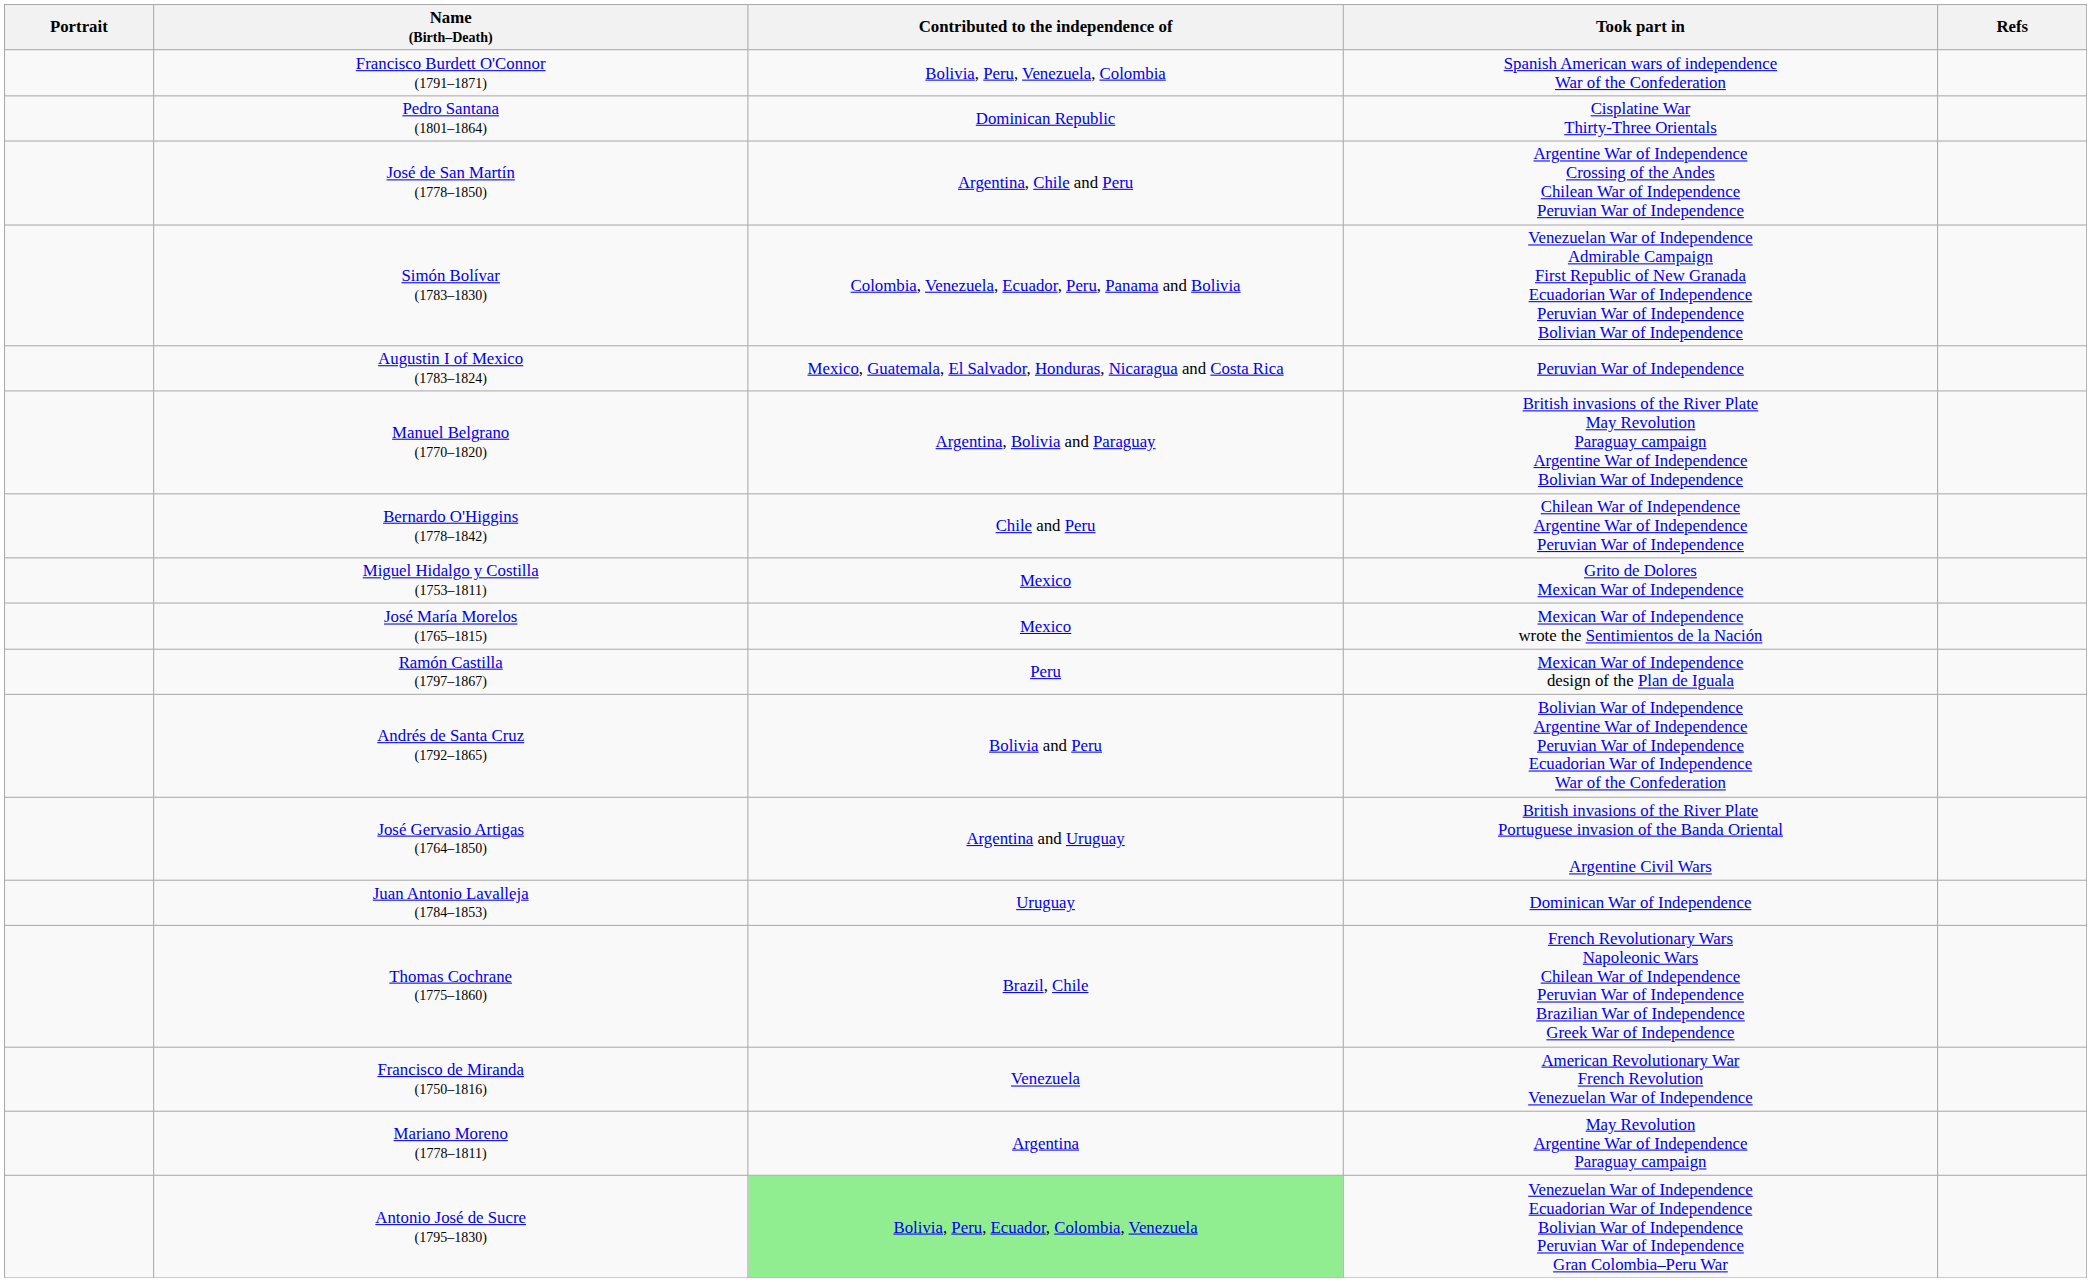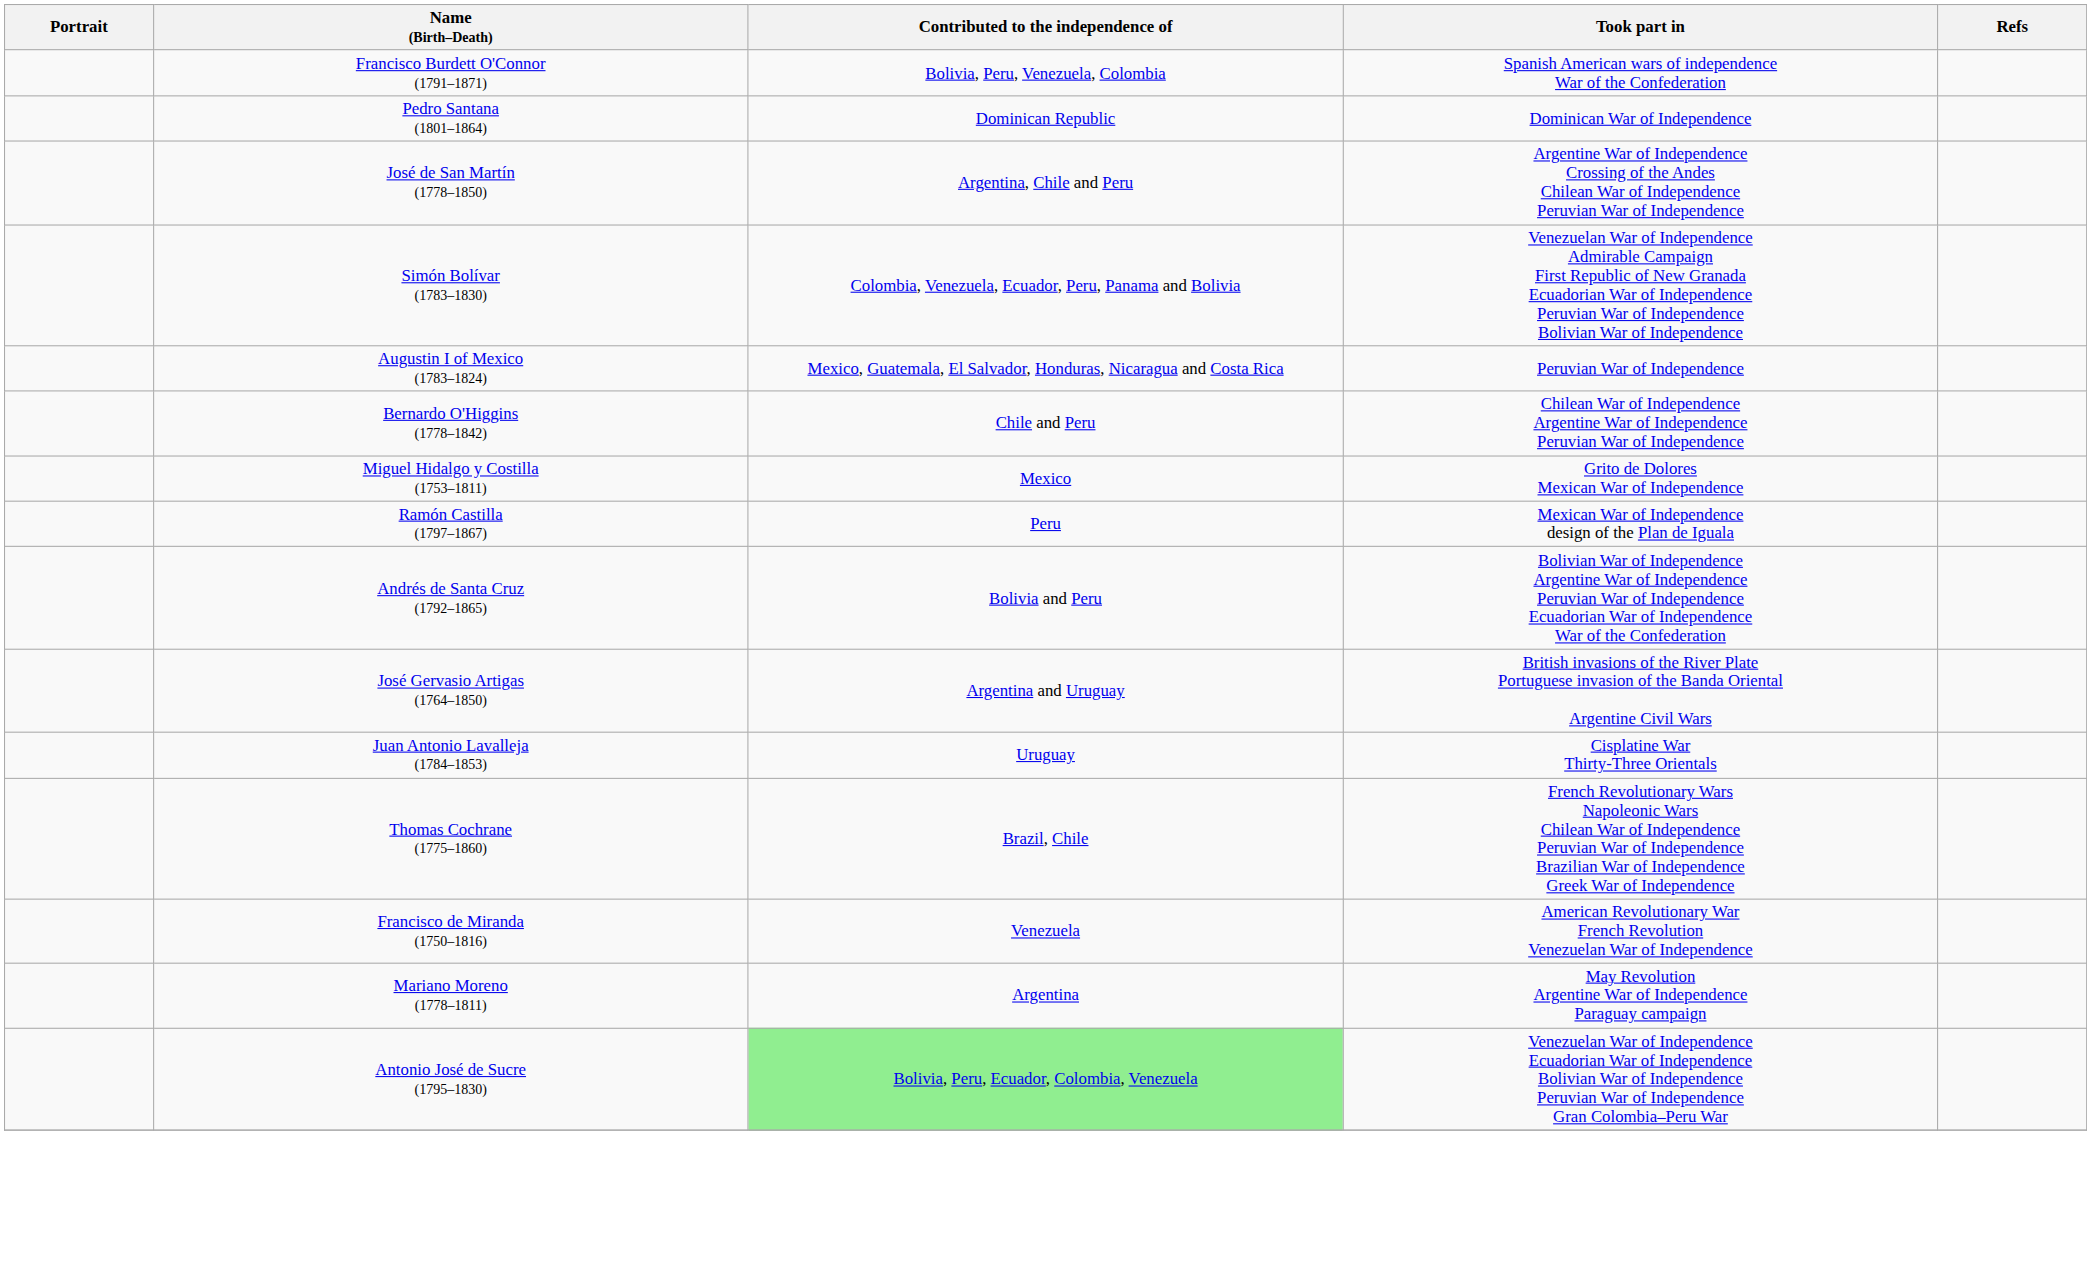(1640, 118) Cisplatine War Thirty-Three Orientals -> (1640, 118) Dominican War of Independence
- row: (451, 442)
- row: (451, 626)
(1640, 902) Dominican War of Independence -> (1640, 755) Cisplatine War Thirty-Three Orientals
